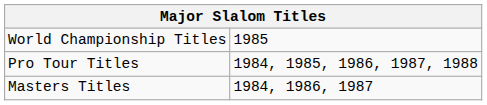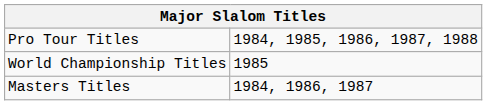rows swapped: (117, 40) <-> (74, 64)
